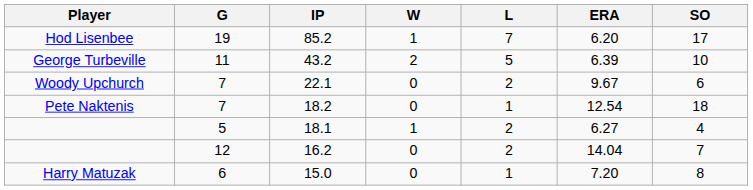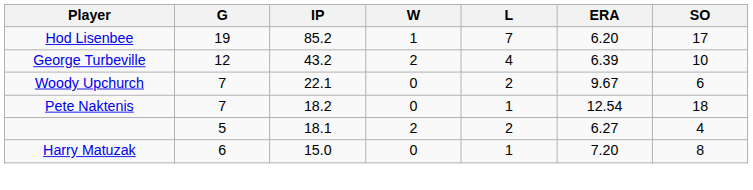(222, 60) 11 -> (222, 60) 12
(509, 60) 5 -> (509, 60) 4
(413, 128) 1 -> (413, 128) 2
- row: (318, 151)
